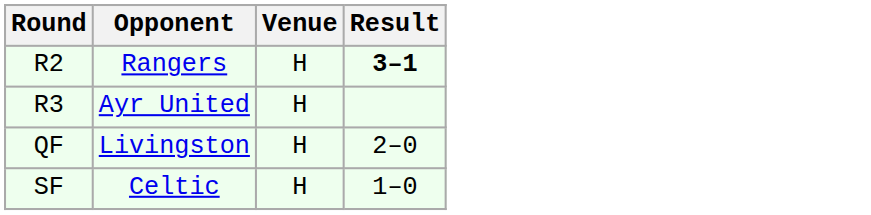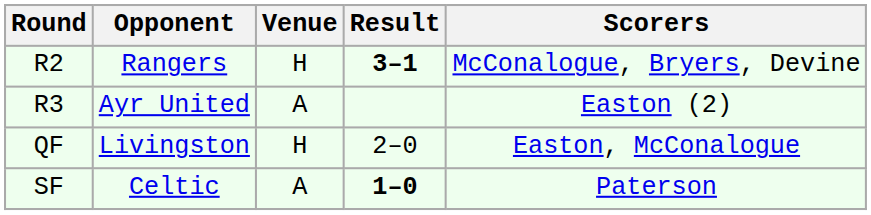+ column: (656, 26)
(300, 107) H -> (300, 107) A
(300, 188) H -> (300, 188) A
(395, 188) normal -> (395, 188) bold
